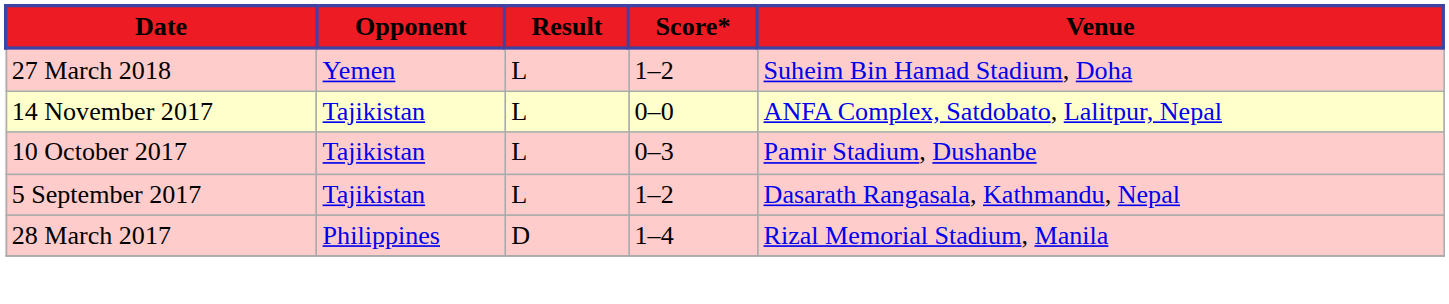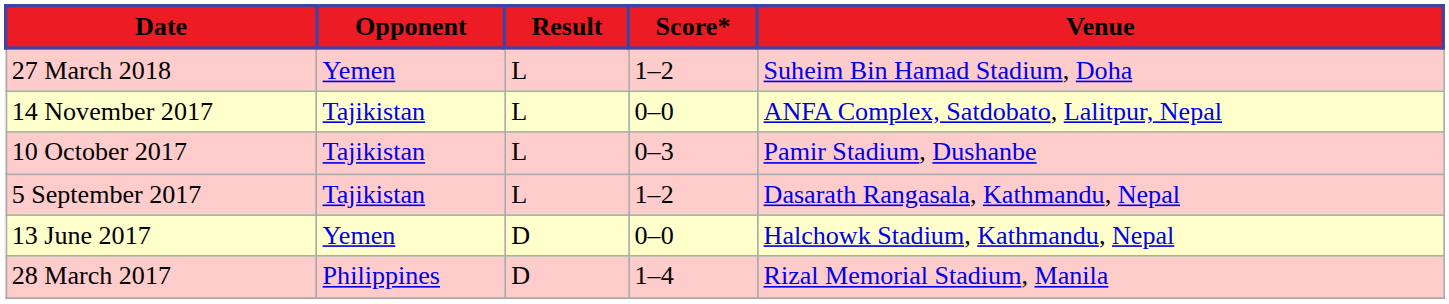+ row: (81, 235)
